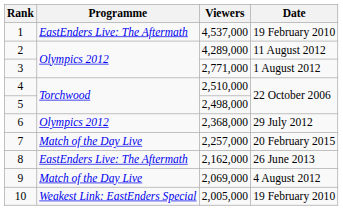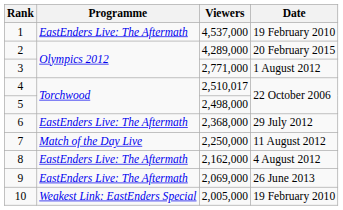(290, 50) 11 August 2012 -> (294, 50) 20 February 2015
(225, 86) 2,510,000 -> (225, 86) 2,510,017
(74, 123) Olympics 2012 -> (114, 123) EastEnders Live: The Aftermath
(225, 141) 2,257,000 -> (225, 141) 2,250,000
(294, 141) 20 February 2015 -> (290, 141) 11 August 2012
(284, 159) 26 June 2013 -> (287, 159) 4 August 2012
(91, 178) Match of the Day Live -> (114, 178) EastEnders Live: The Aftermath
(287, 178) 4 August 2012 -> (284, 178) 26 June 2013
